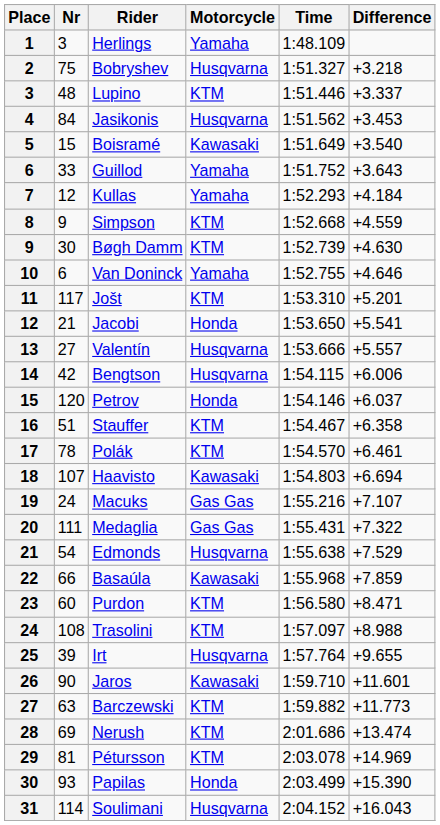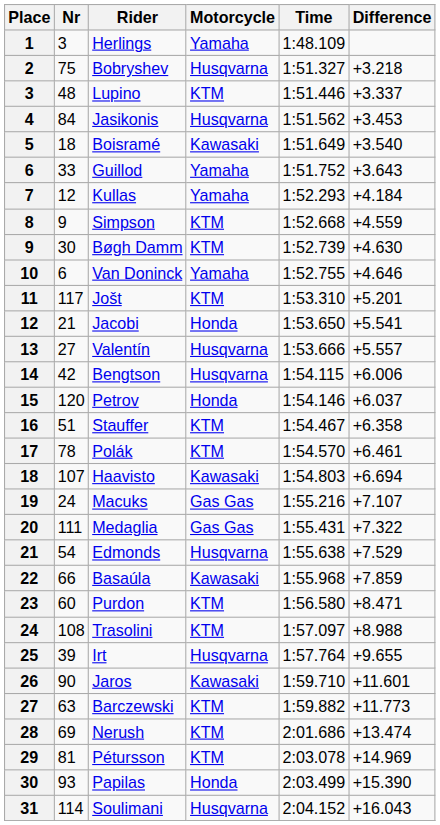(67, 145) 15 -> (67, 145) 18
